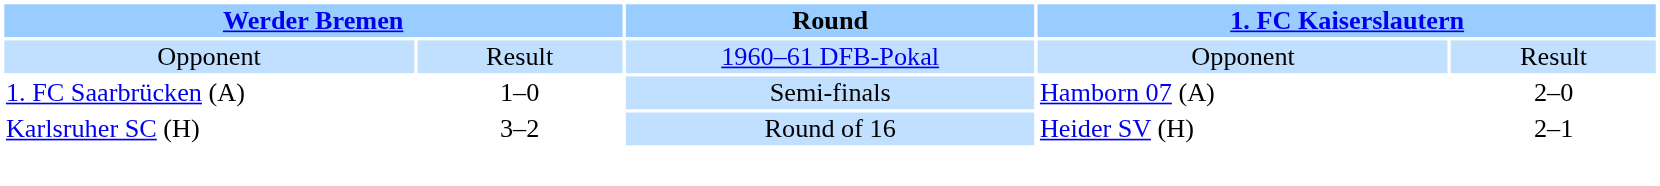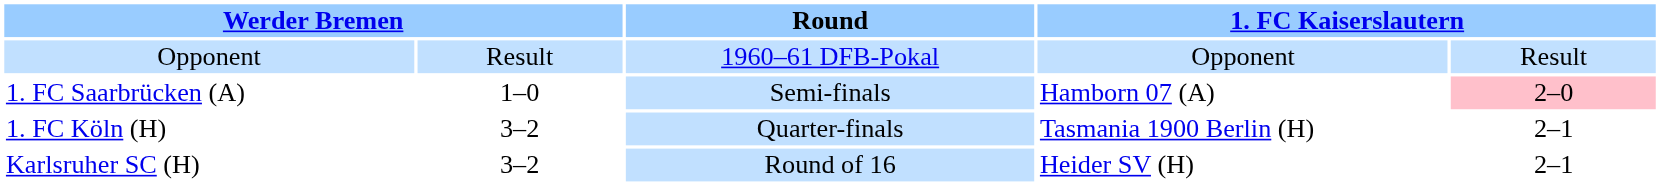(1554, 92) no background -> (1554, 92) pink background
+ row: (86, 128)
